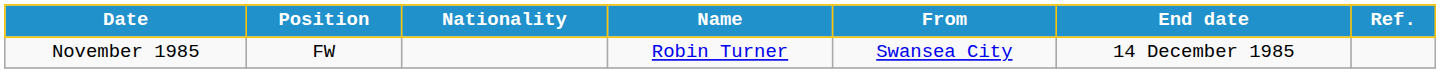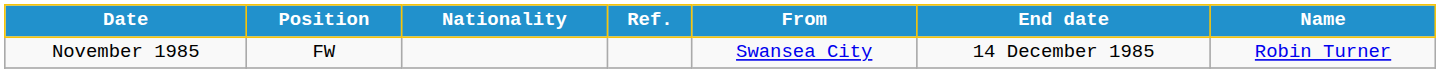columns swapped: (720, 20) <-> (1393, 20)
